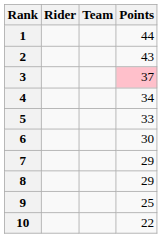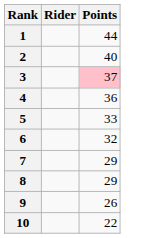- column: (98, 14)
(148, 56) 43 -> (111, 56) 40
(148, 98) 34 -> (111, 98) 36
(148, 139) 30 -> (111, 139) 32
(148, 202) 25 -> (111, 202) 26
